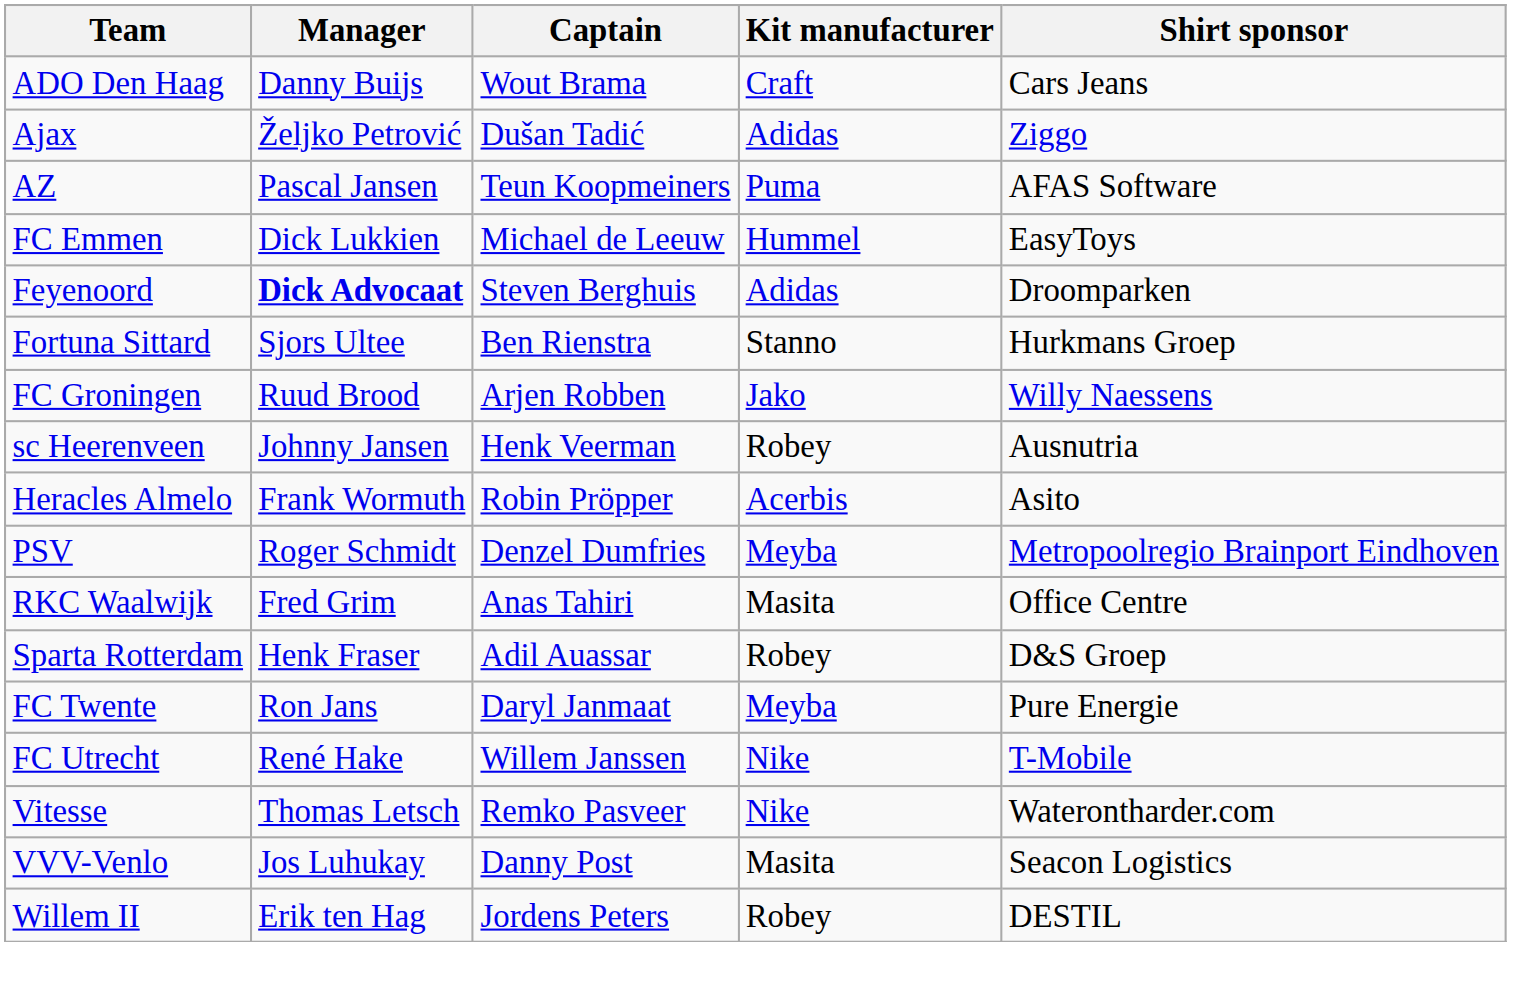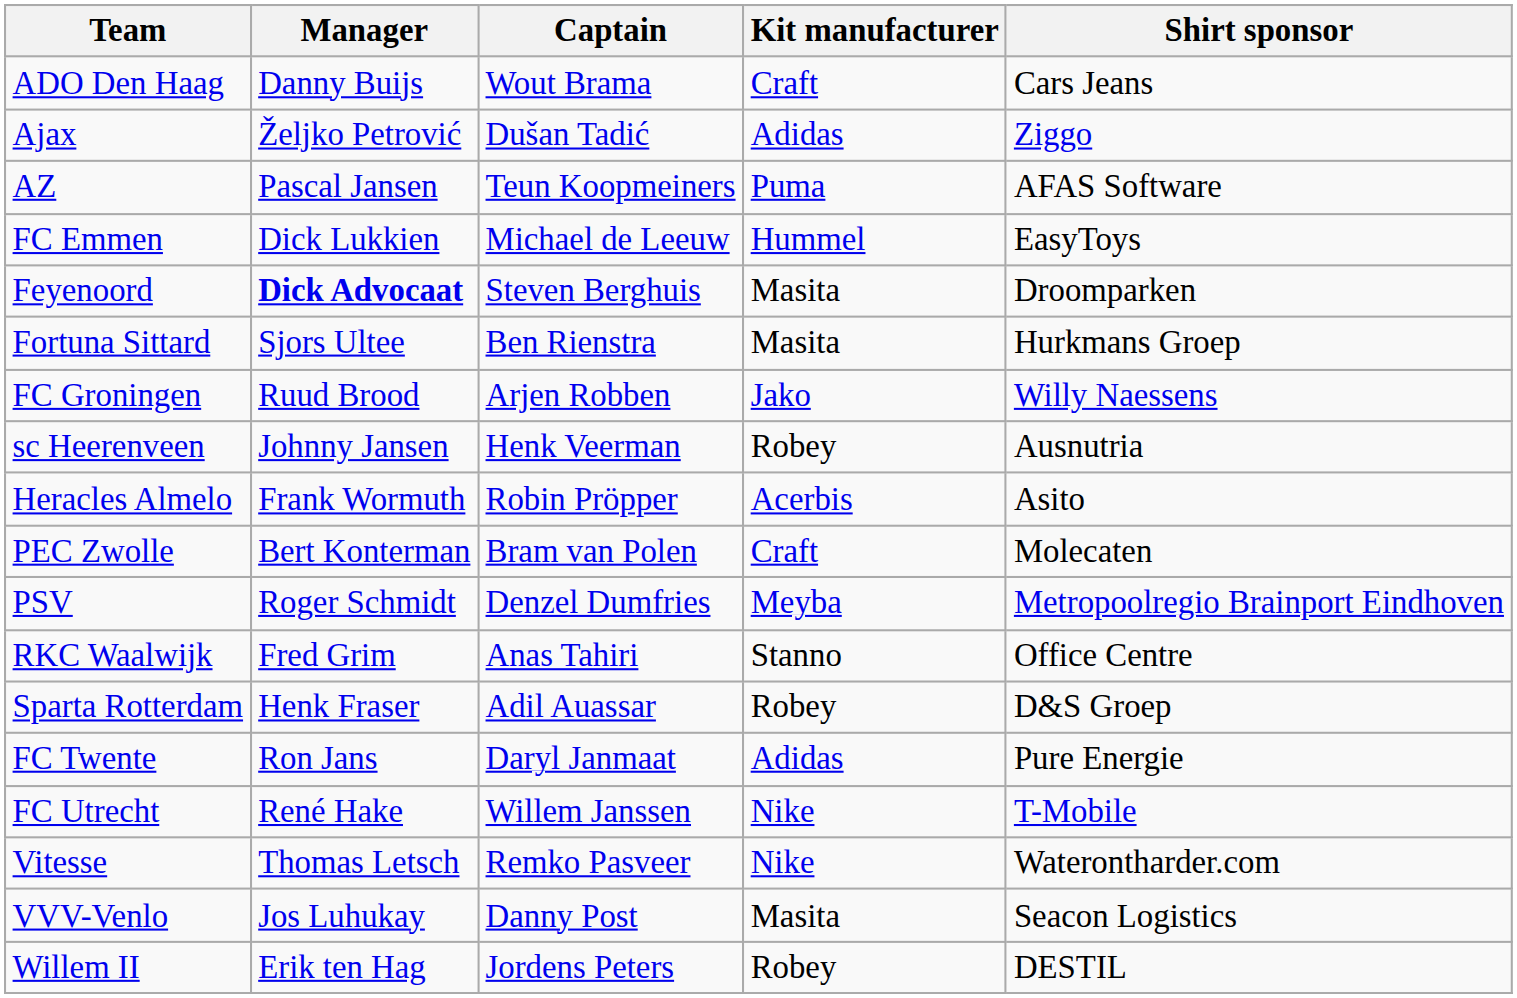(792, 290) Adidas -> (795, 290) Masita
(791, 342) Stanno -> (795, 342) Masita
+ row: (93, 550)
(790, 602) Masita -> (796, 654) Stanno
(791, 706) Meyba -> (797, 758) Adidas
